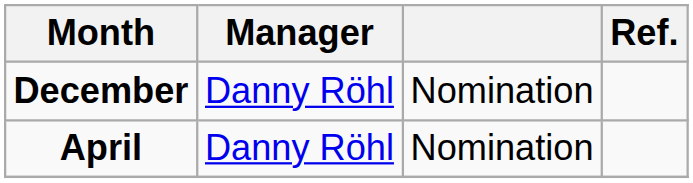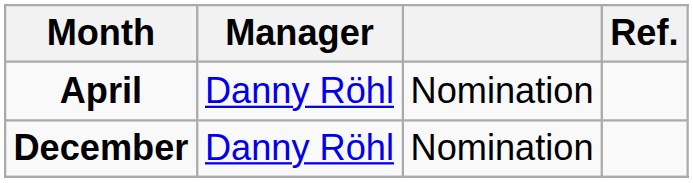rows swapped: (101, 90) <-> (101, 147)
